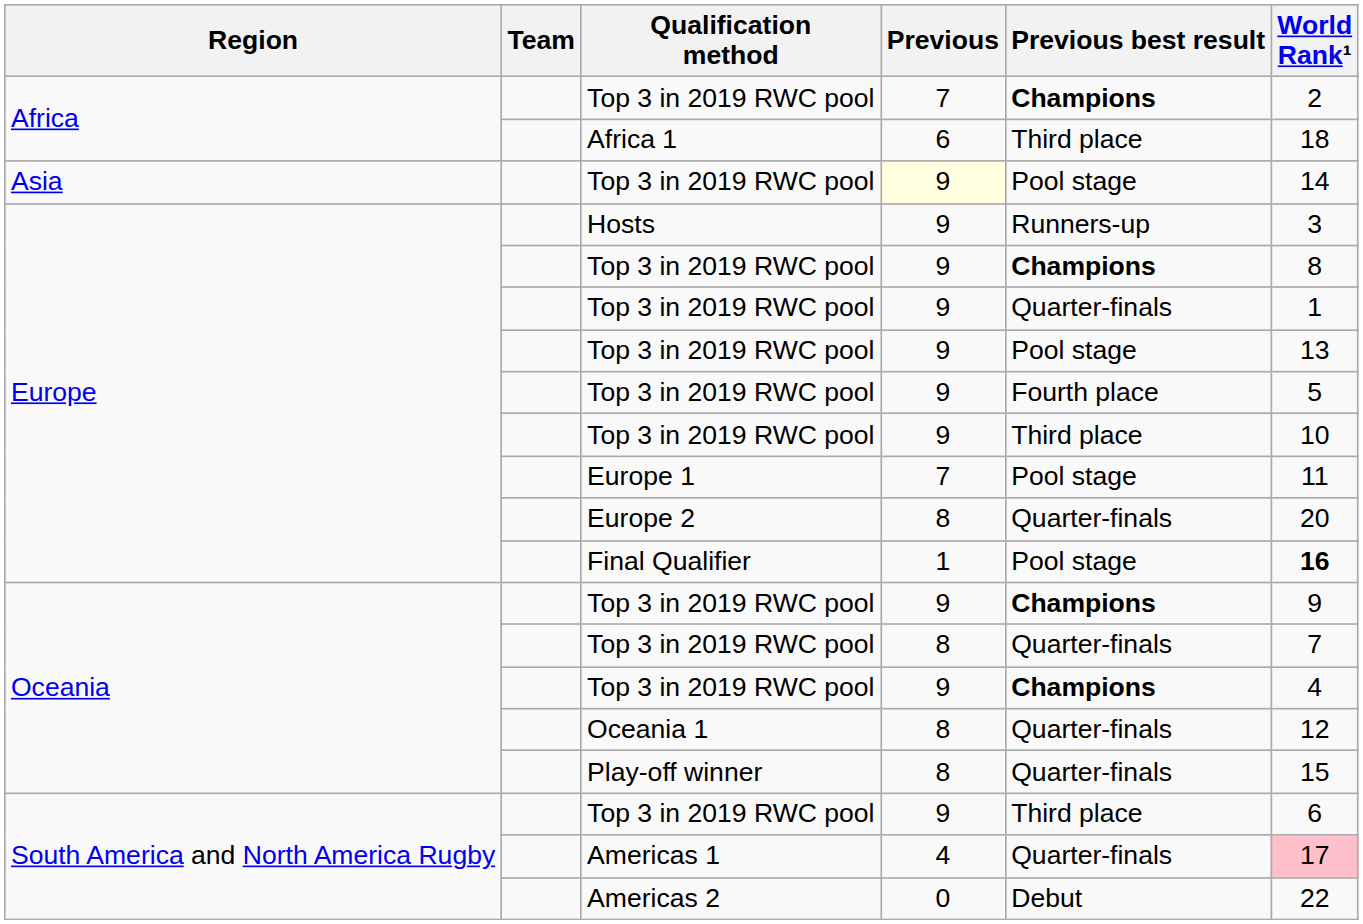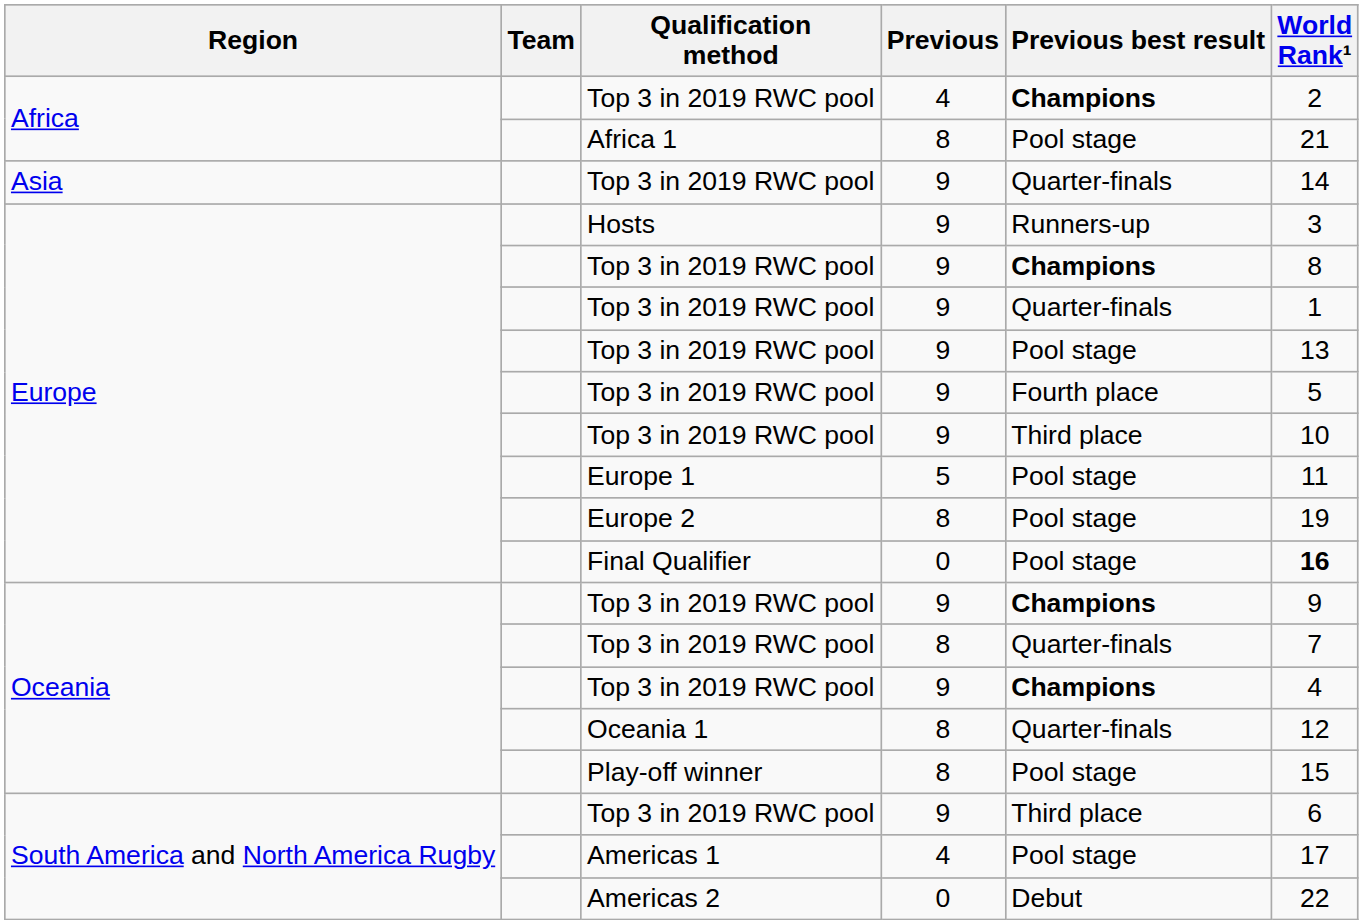(943, 97) 7 -> (943, 97) 4
(943, 139) 6 -> (943, 139) 8
(1077, 139) Third place -> (1074, 139) Pool stage
(1315, 139) 18 -> (1315, 139) 21
(943, 181) lightyellow background -> (943, 181) no background
(1074, 181) Pool stage -> (1092, 181) Quarter-finals
(943, 476) 7 -> (943, 476) 5
(1092, 518) Quarter-finals -> (1074, 518) Pool stage
(1315, 518) 20 -> (1315, 518) 19
(943, 560) 1 -> (943, 560) 0
(1092, 771) Quarter-finals -> (1074, 771) Pool stage
(1092, 855) Quarter-finals -> (1074, 855) Pool stage
(1315, 855) pink background -> (1315, 855) no background
